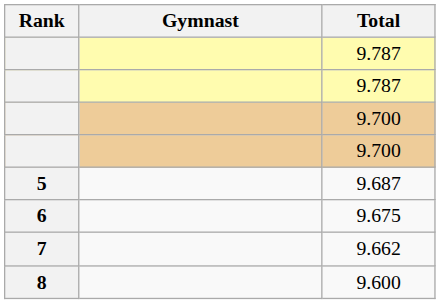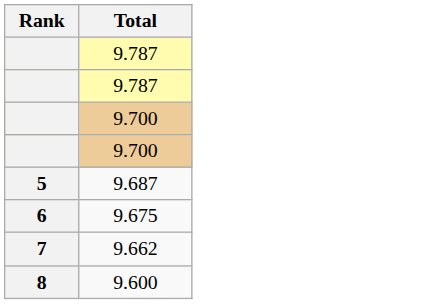- column: (200, 20)
